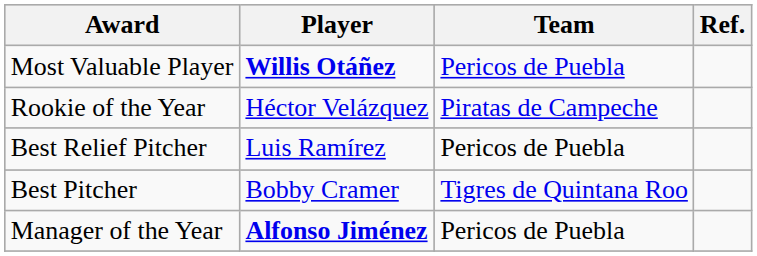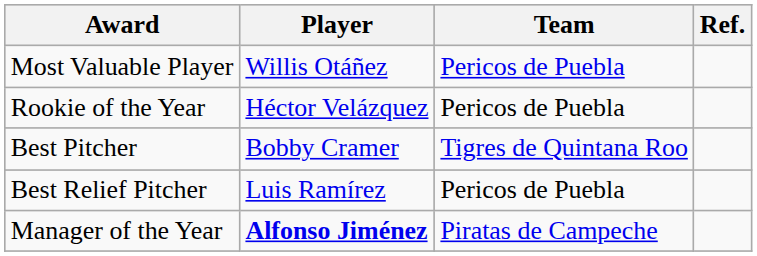(320, 66) bold -> (317, 66) normal
(549, 107) Piratas de Campeche -> (533, 107) Pericos de Puebla
rows swapped: (74, 189) <-> (109, 148)
(533, 230) Pericos de Puebla -> (549, 230) Piratas de Campeche
